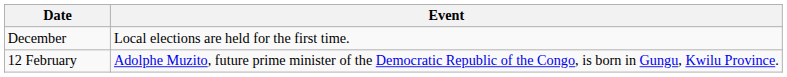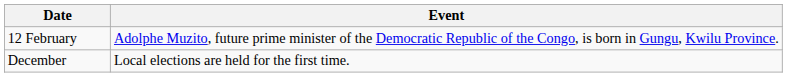rows swapped: (42, 60) <-> (37, 38)
